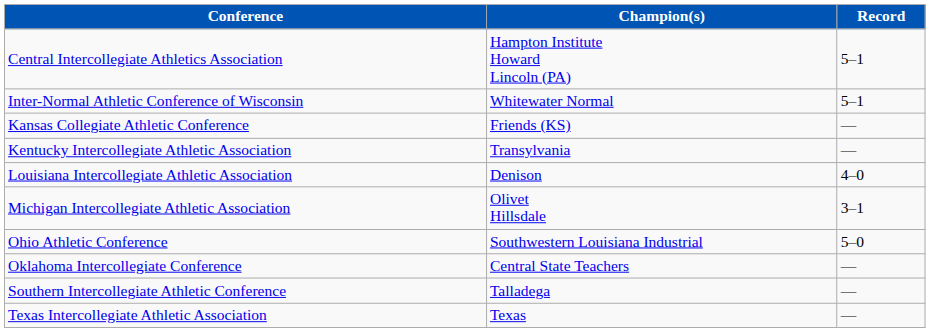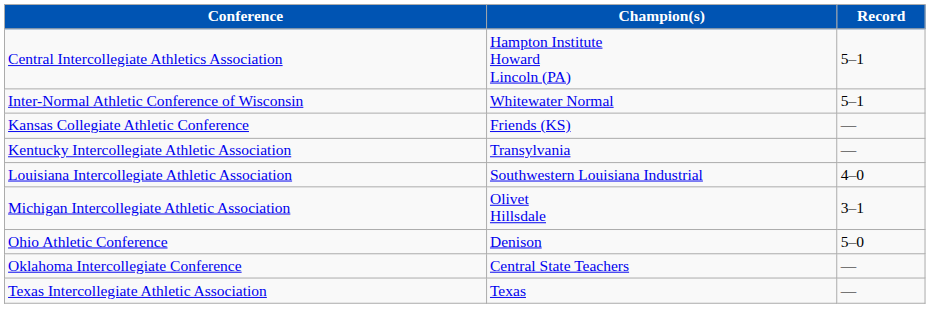(516, 174) Denison -> (596, 174) Southwestern Louisiana Industrial
(596, 241) Southwestern Louisiana Industrial -> (516, 241) Denison
- row: (147, 290)
